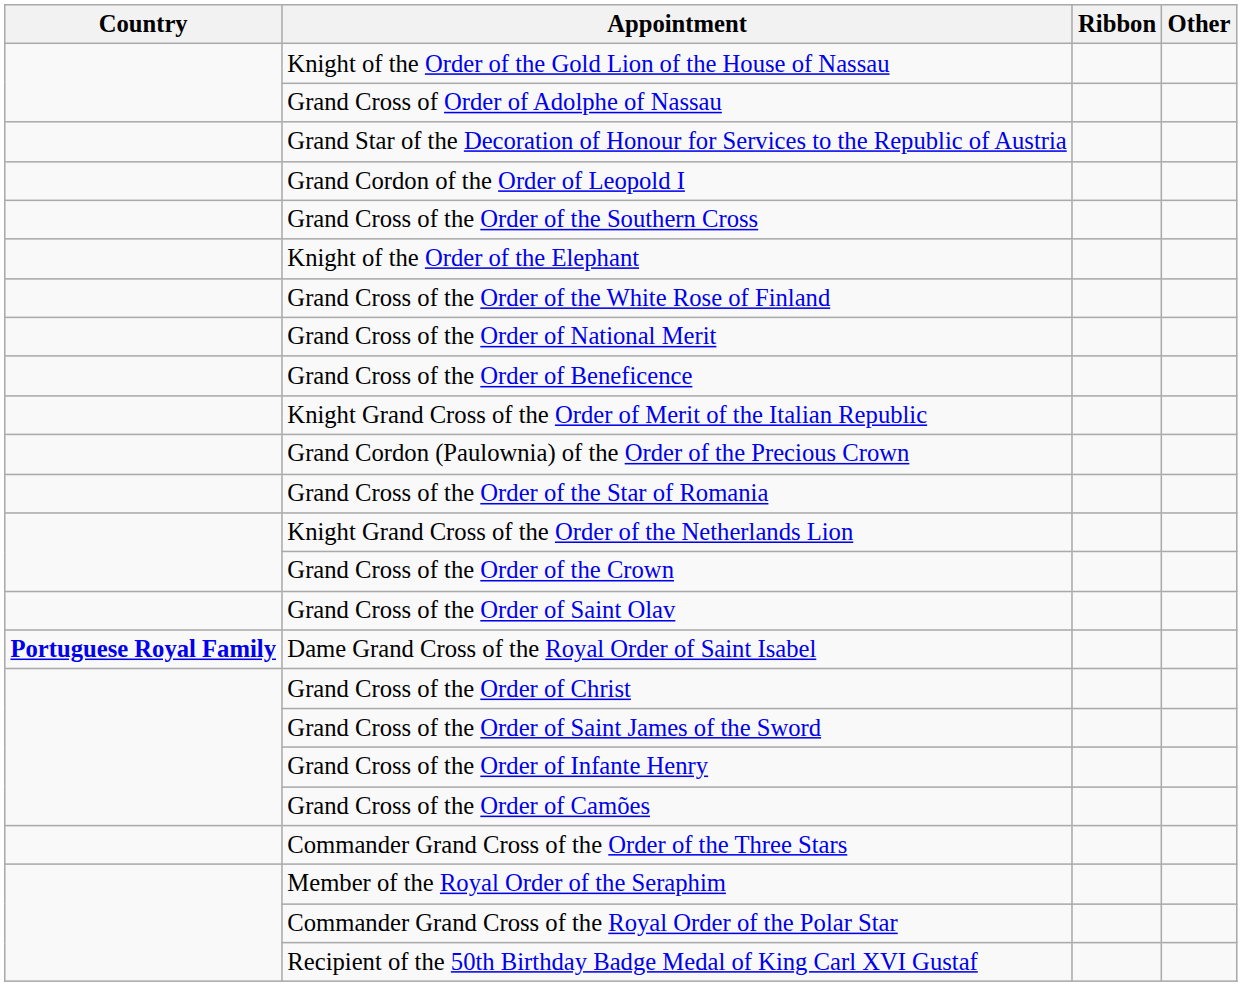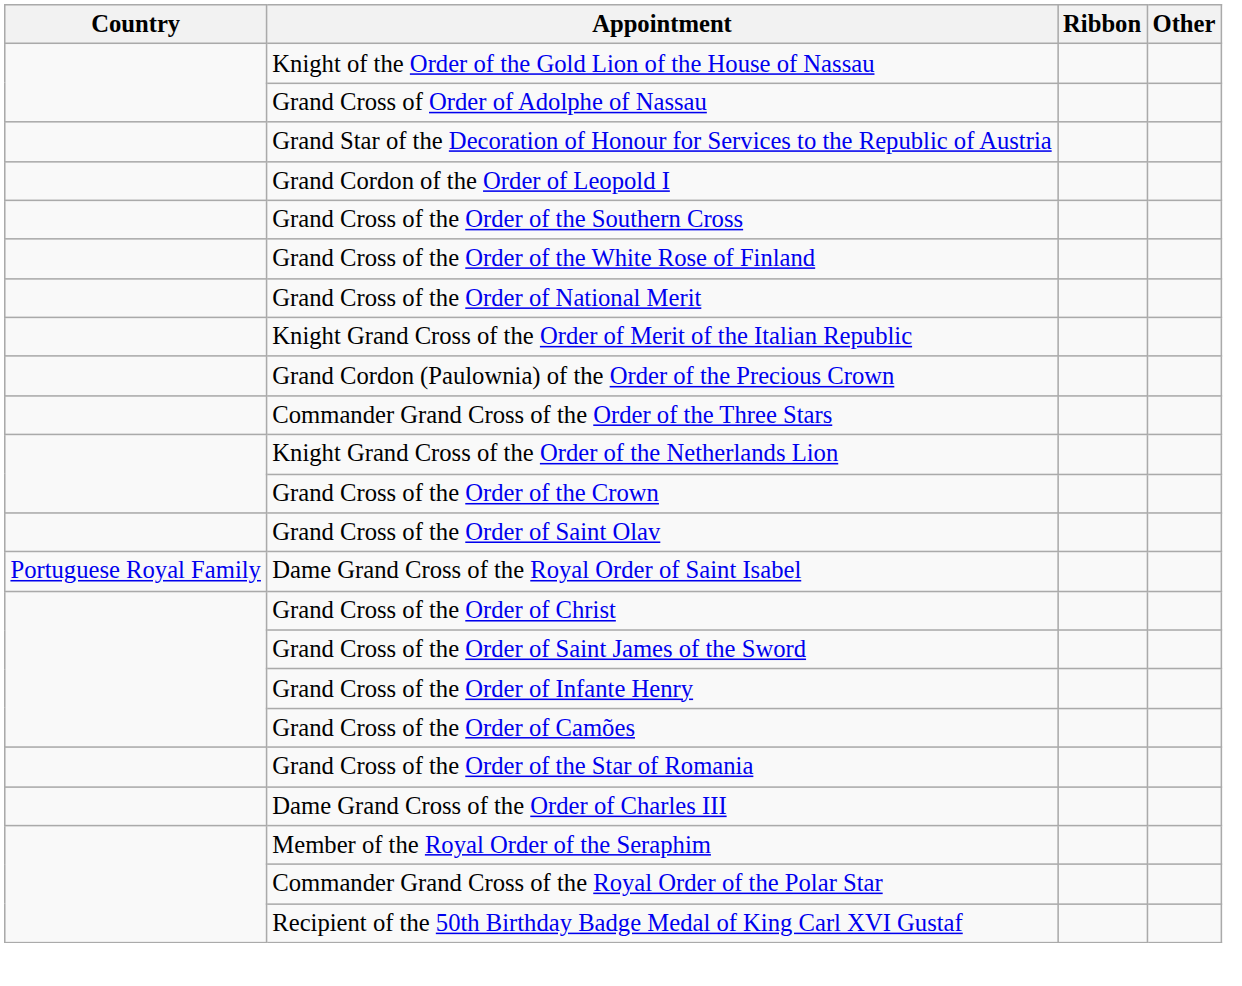- row: (463, 258)
- row: (490, 375)
rows swapped: (567, 844) <-> (528, 492)
(143, 649) bold -> (136, 571) normal
+ row: (499, 805)
